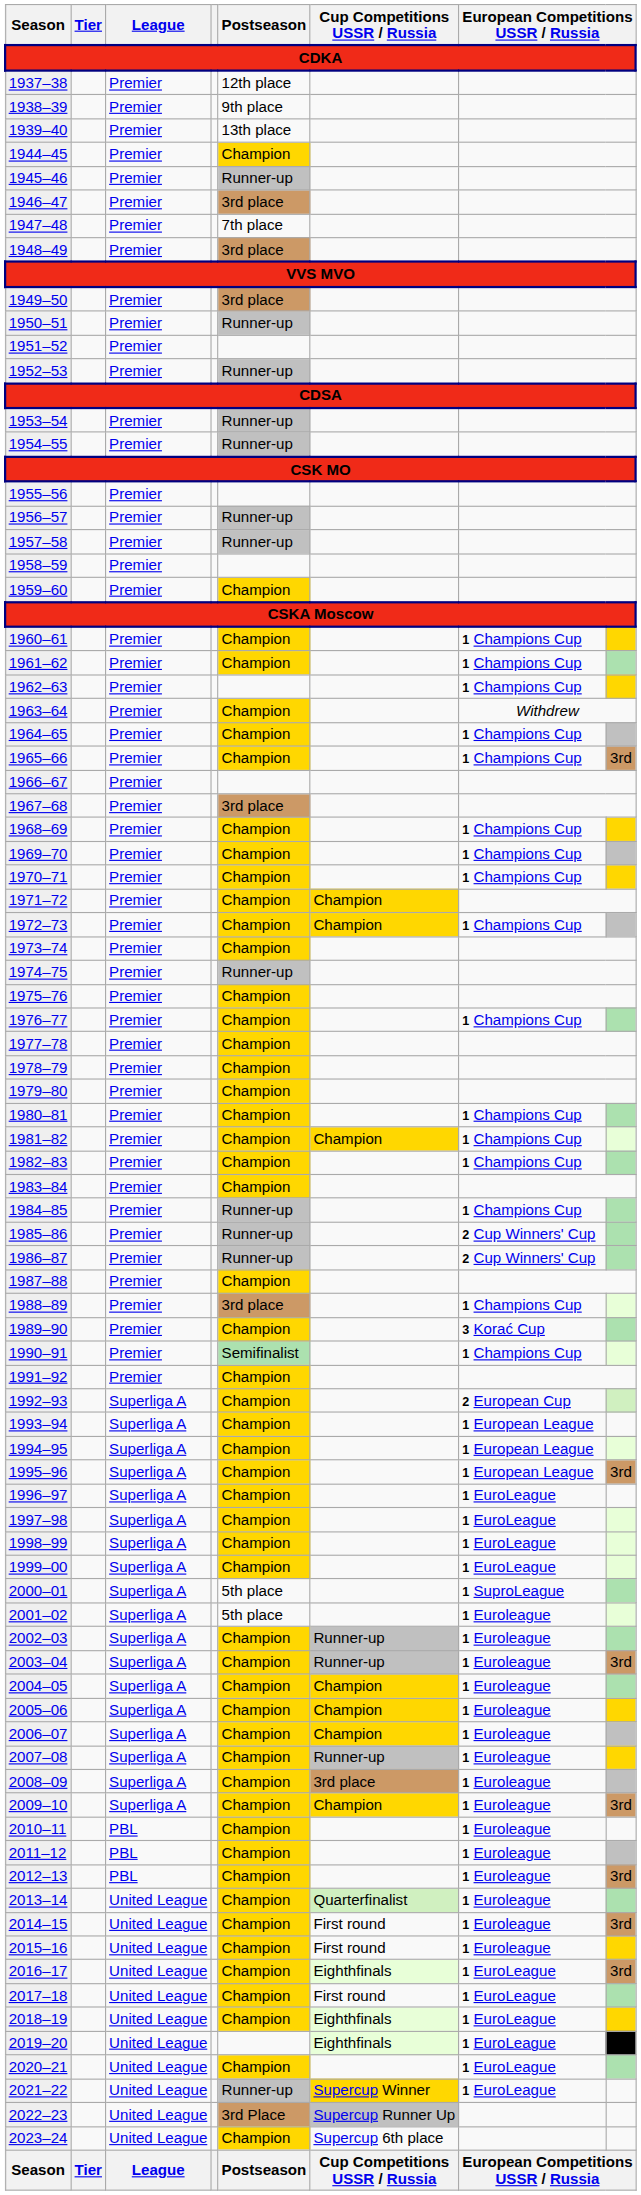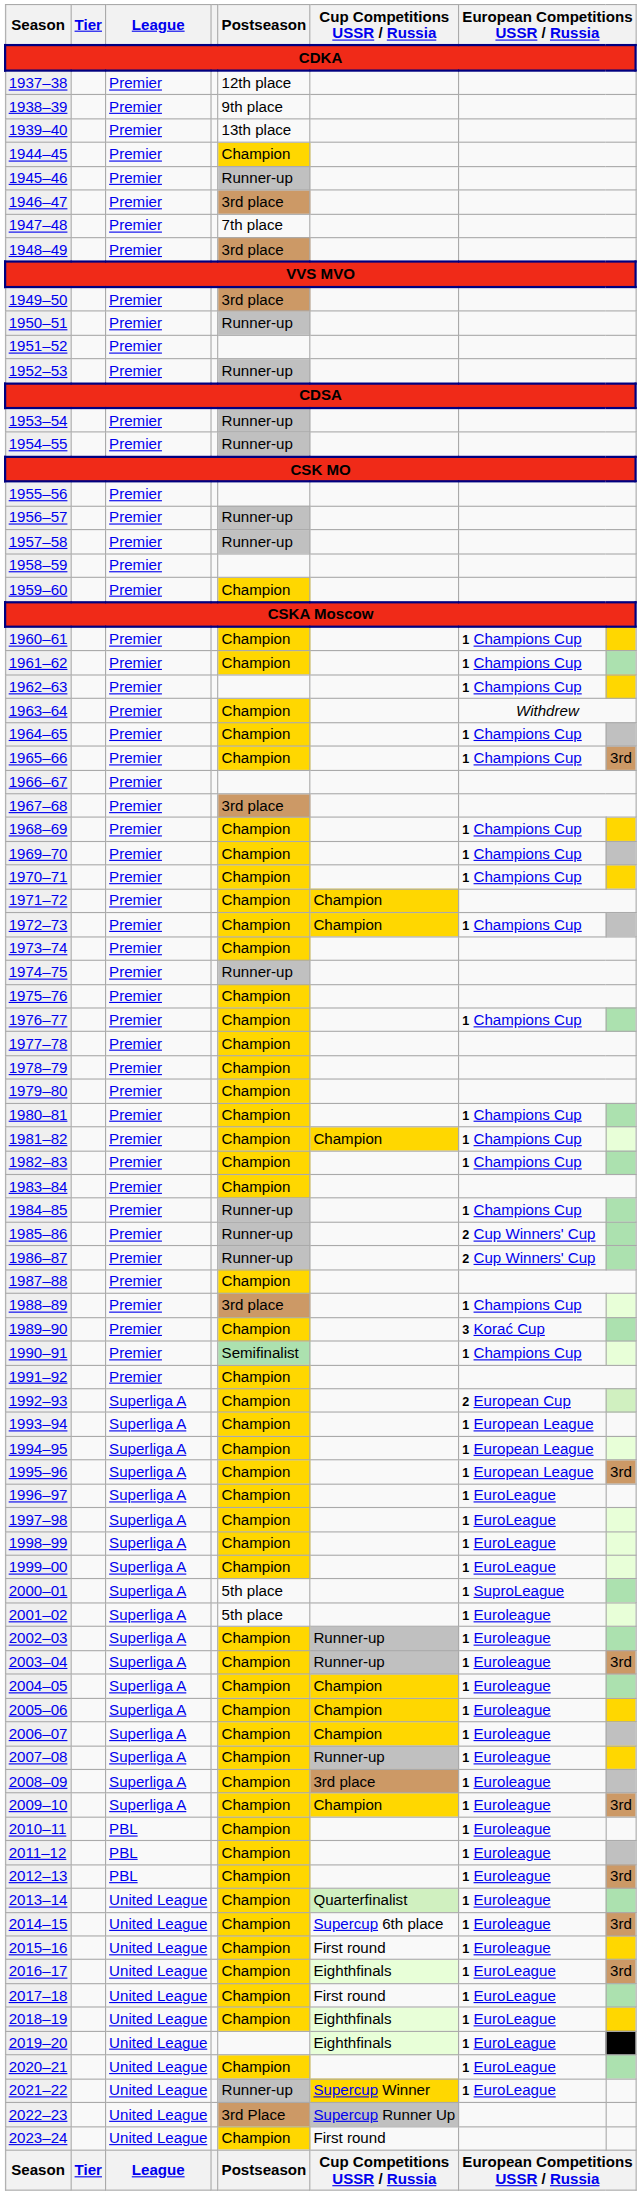(349, 1924) First round -> (378, 1924) Supercup 6th place
(378, 2138) Supercup 6th place -> (349, 2138) First round
